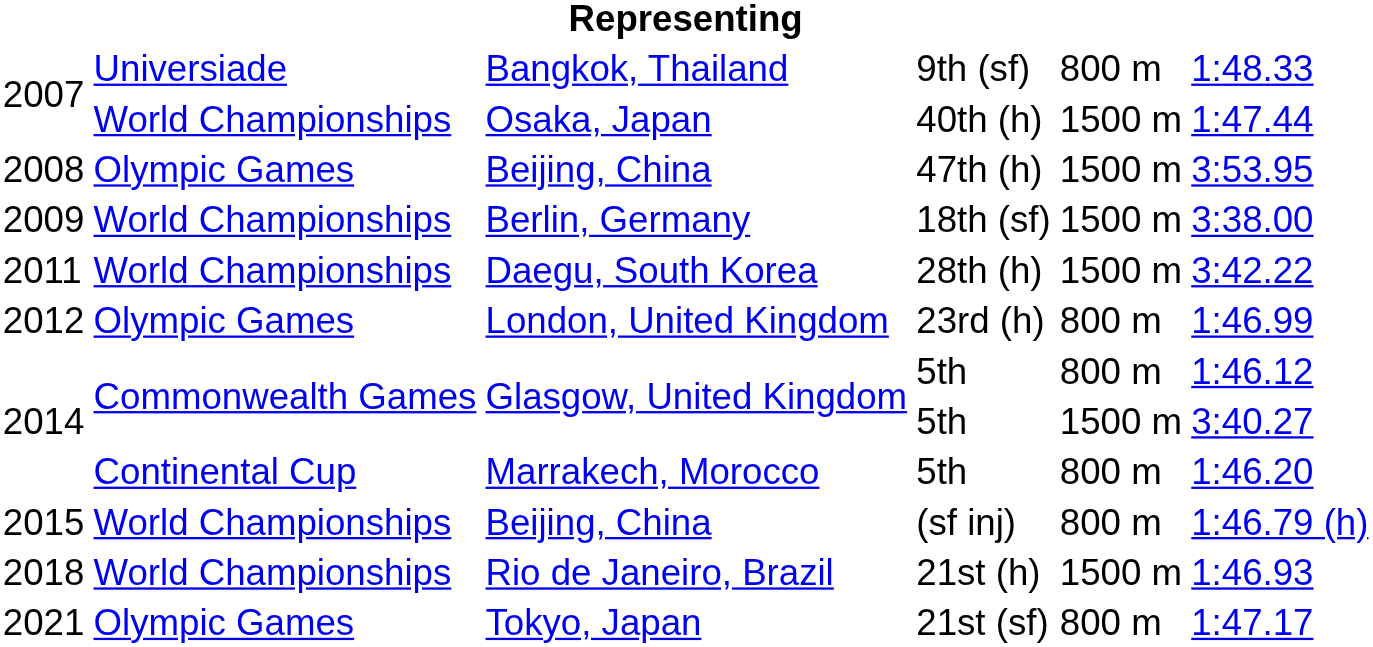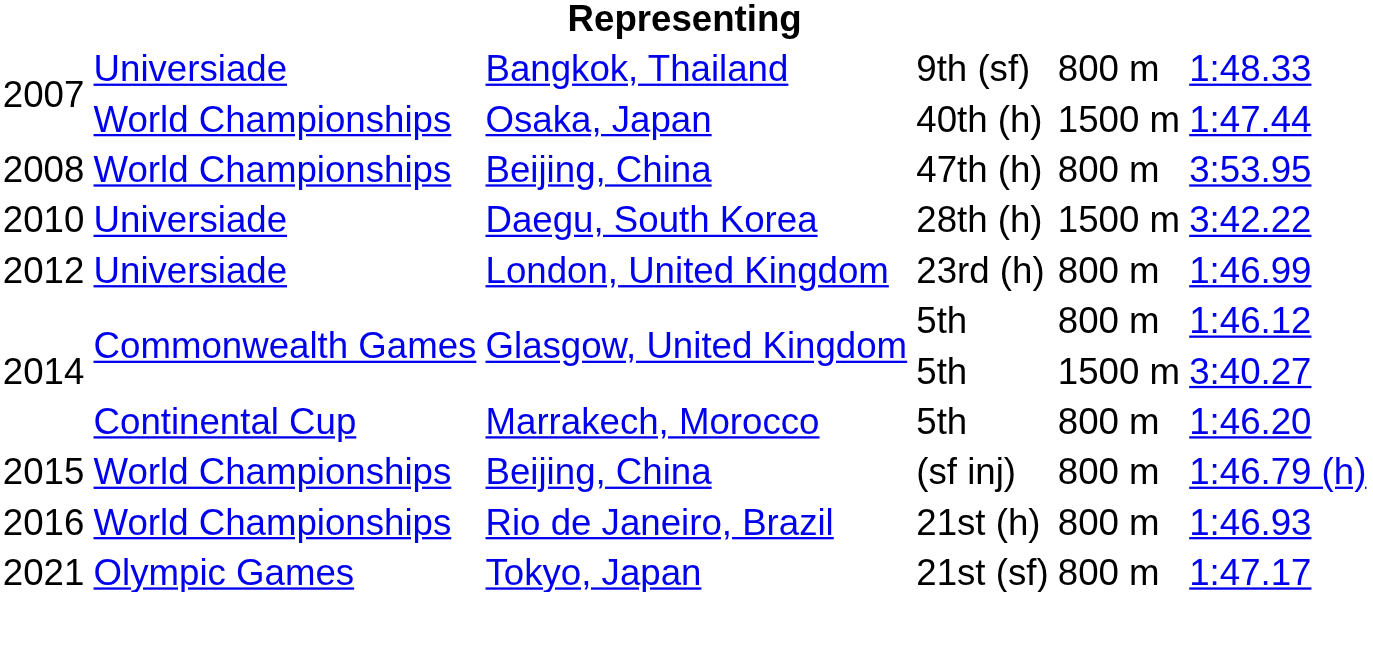(224, 169) Olympic Games -> (272, 169) World Championships
(1121, 169) 1500 m -> (1109, 169) 800 m
- row: (618, 220)
(42, 270) 2011 -> (44, 220) 2010
(272, 270) World Championships -> (190, 220) Universiade
(224, 321) Olympic Games -> (190, 270) Universiade
(44, 573) 2018 -> (44, 522) 2016
(1121, 573) 1500 m -> (1109, 522) 800 m
